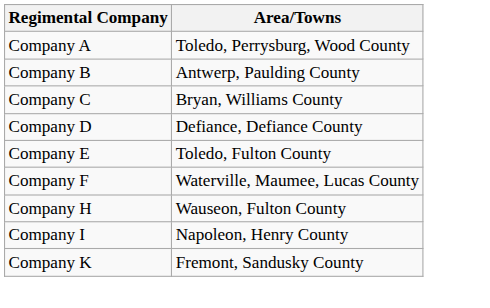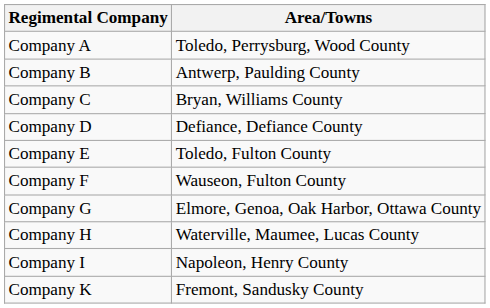(297, 180) Waterville, Maumee, Lucas County -> (261, 180) Wauseon, Fulton County
+ row: (50, 208)
(261, 208) Wauseon, Fulton County -> (297, 235) Waterville, Maumee, Lucas County
